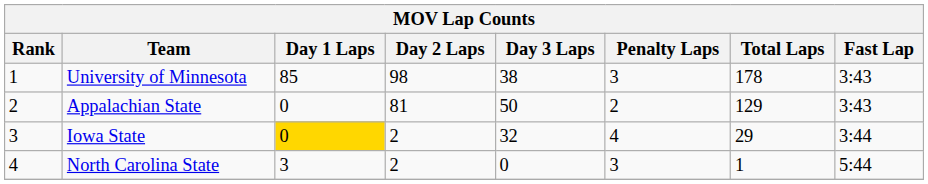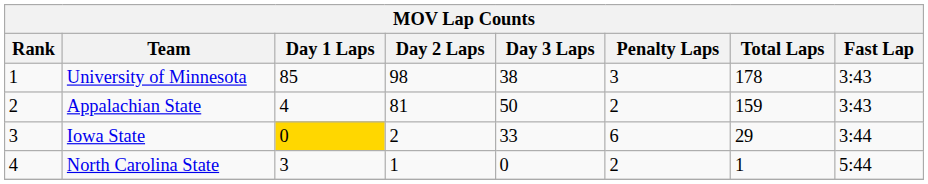(284, 106) 0 -> (284, 106) 4
(749, 106) 129 -> (749, 106) 159
(509, 135) 32 -> (509, 135) 33
(614, 135) 4 -> (614, 135) 6
(394, 164) 2 -> (394, 164) 1
(614, 164) 3 -> (614, 164) 2
